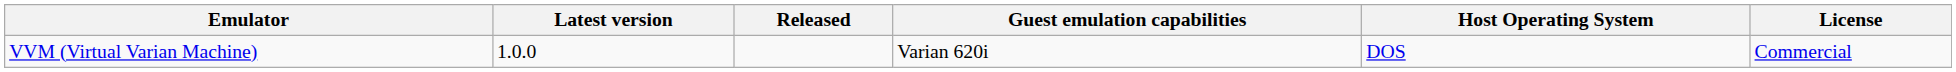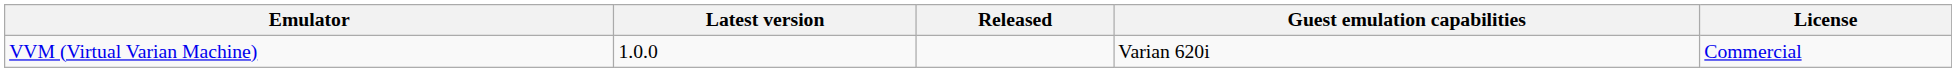- column: (1556, 20)
